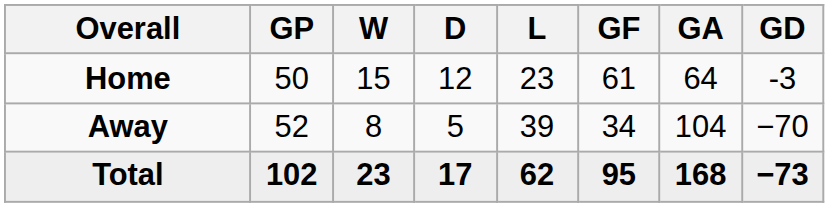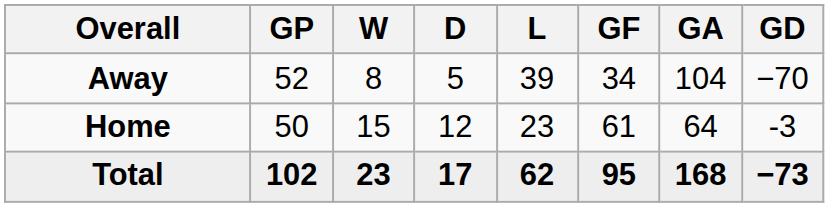rows swapped: (128, 77) <-> (128, 126)
